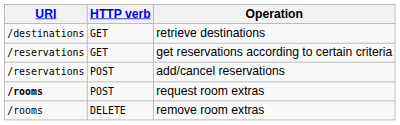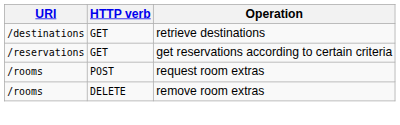- row: (221, 71)
(25, 91) bold -> (25, 72) normal
